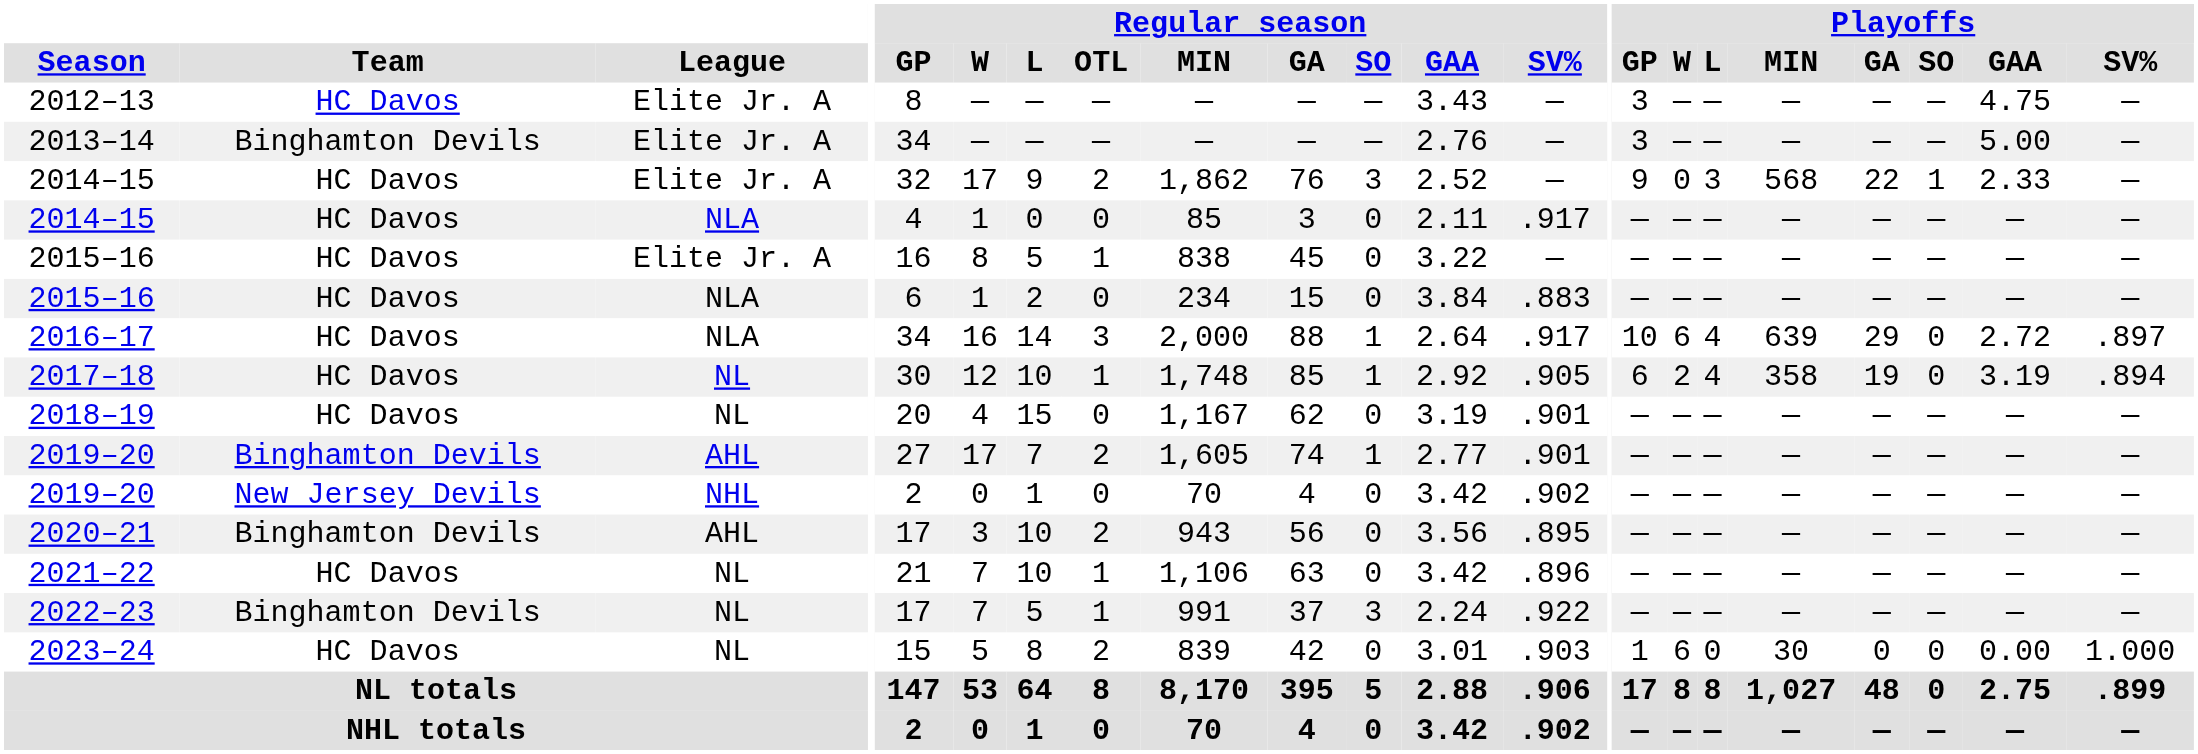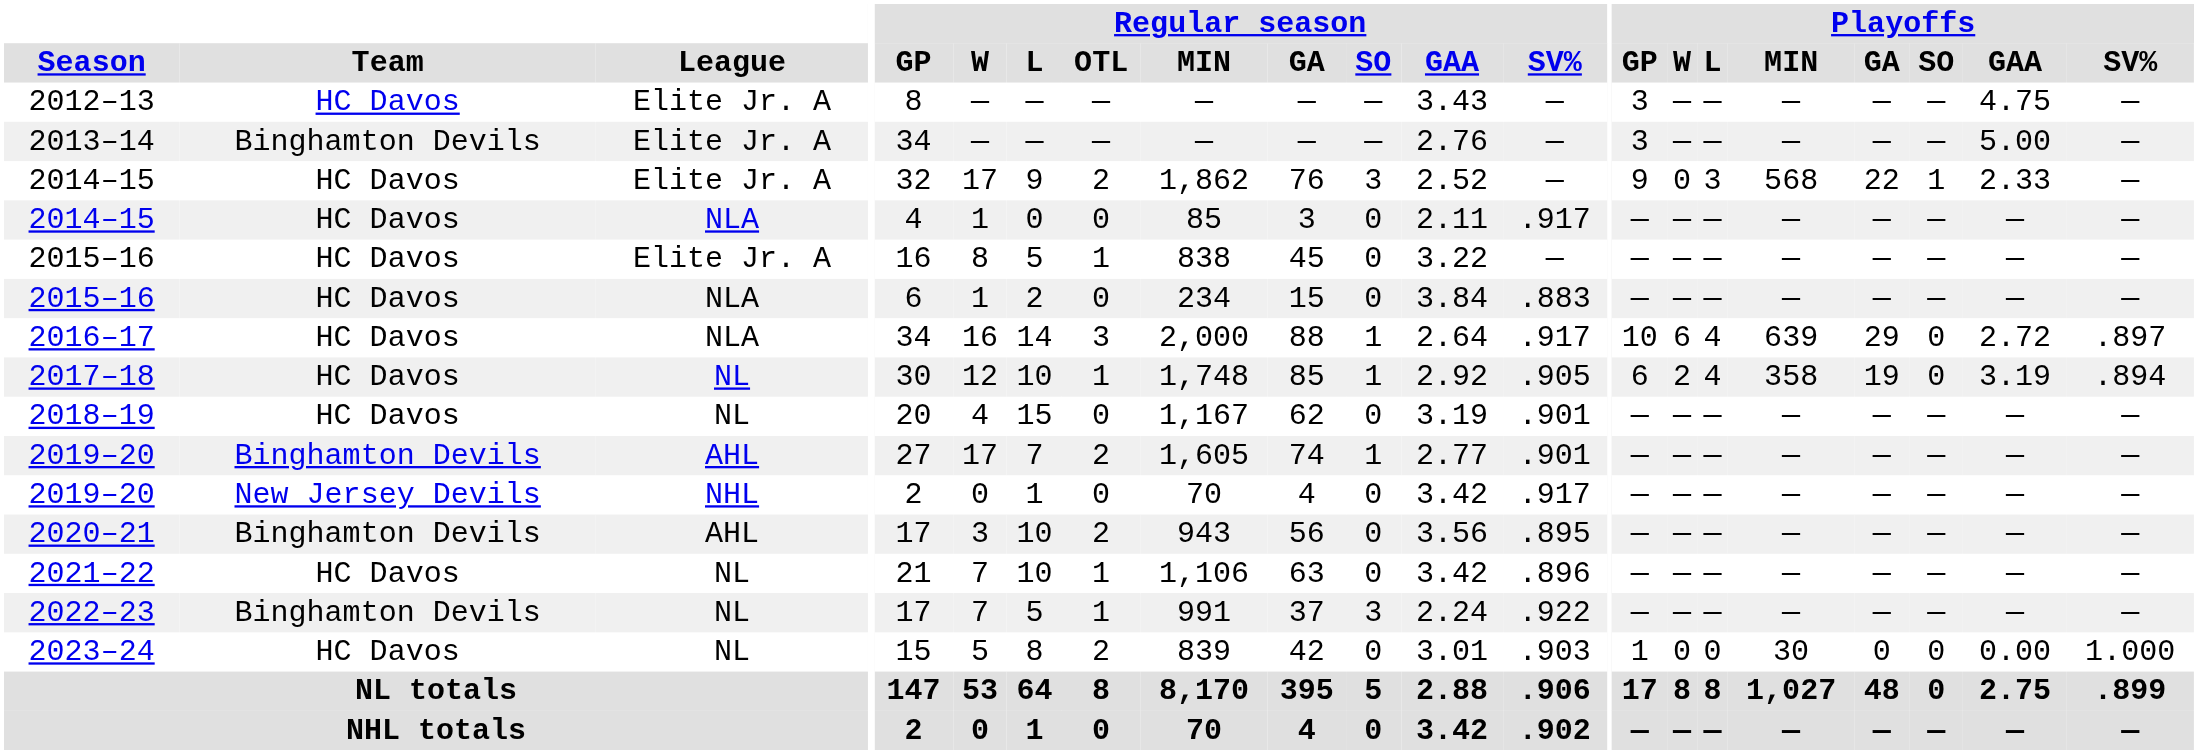(1555, 495) .902 -> (1555, 495) .917
(1682, 652) 6 -> (1682, 652) 0
